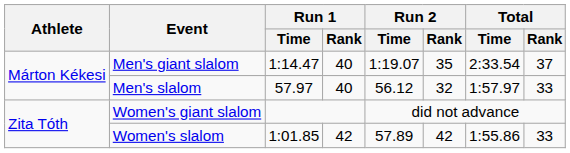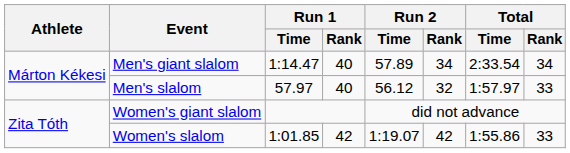(394, 64) 1:19.07 -> (394, 64) 57.89
(444, 64) 35 -> (444, 64) 34
(545, 64) 37 -> (545, 64) 34
(394, 136) 57.89 -> (394, 136) 1:19.07
